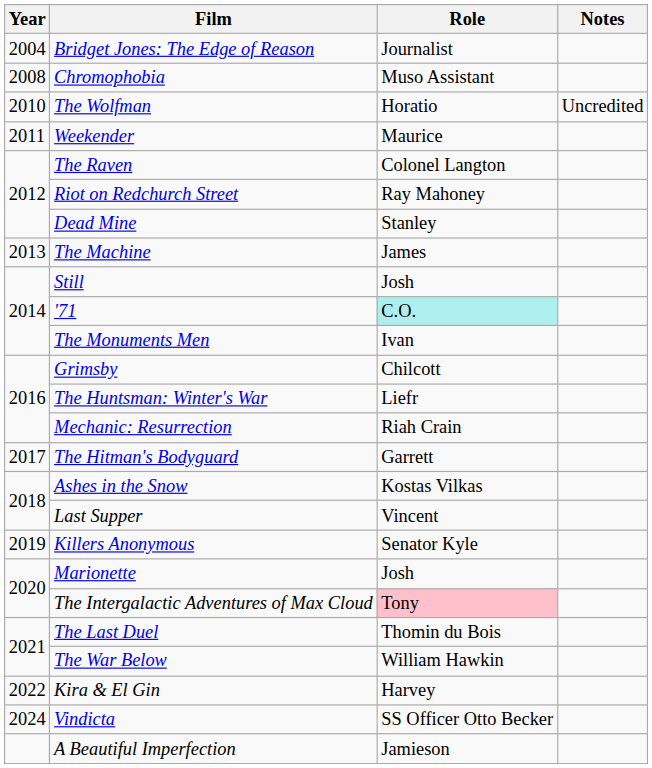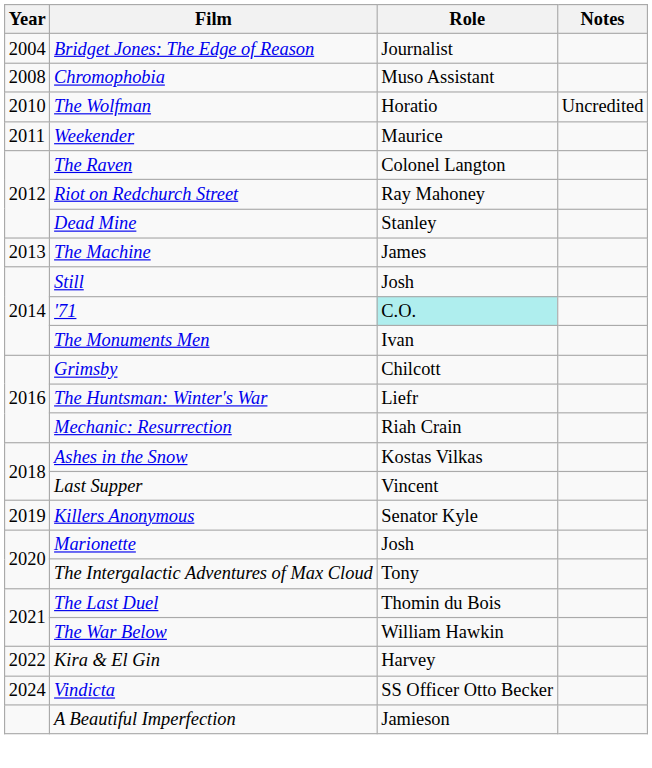- row: (146, 456)
(400, 602) pink background -> (400, 573) no background
